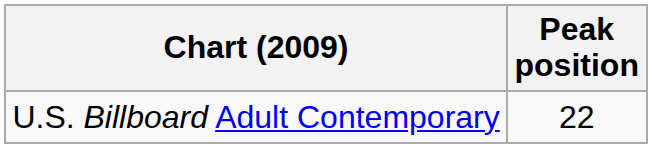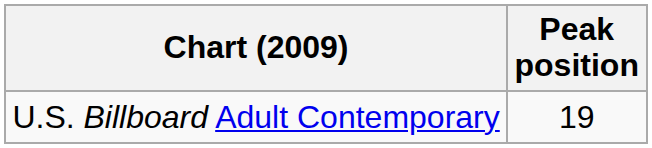(577, 116) 22 -> (577, 116) 19
